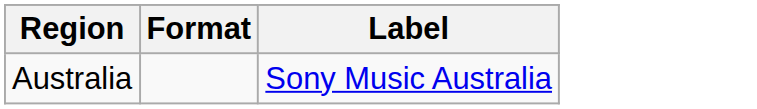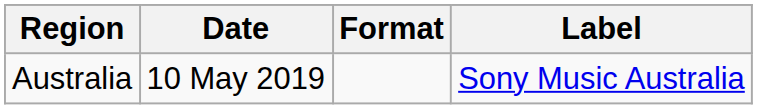+ column: (236, 28)
